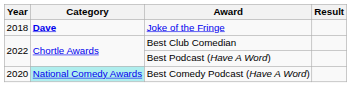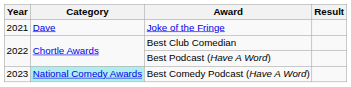(17, 27) 2018 -> (17, 27) 2021
(44, 27) bold -> (44, 27) normal
(17, 74) 2020 -> (17, 74) 2023
